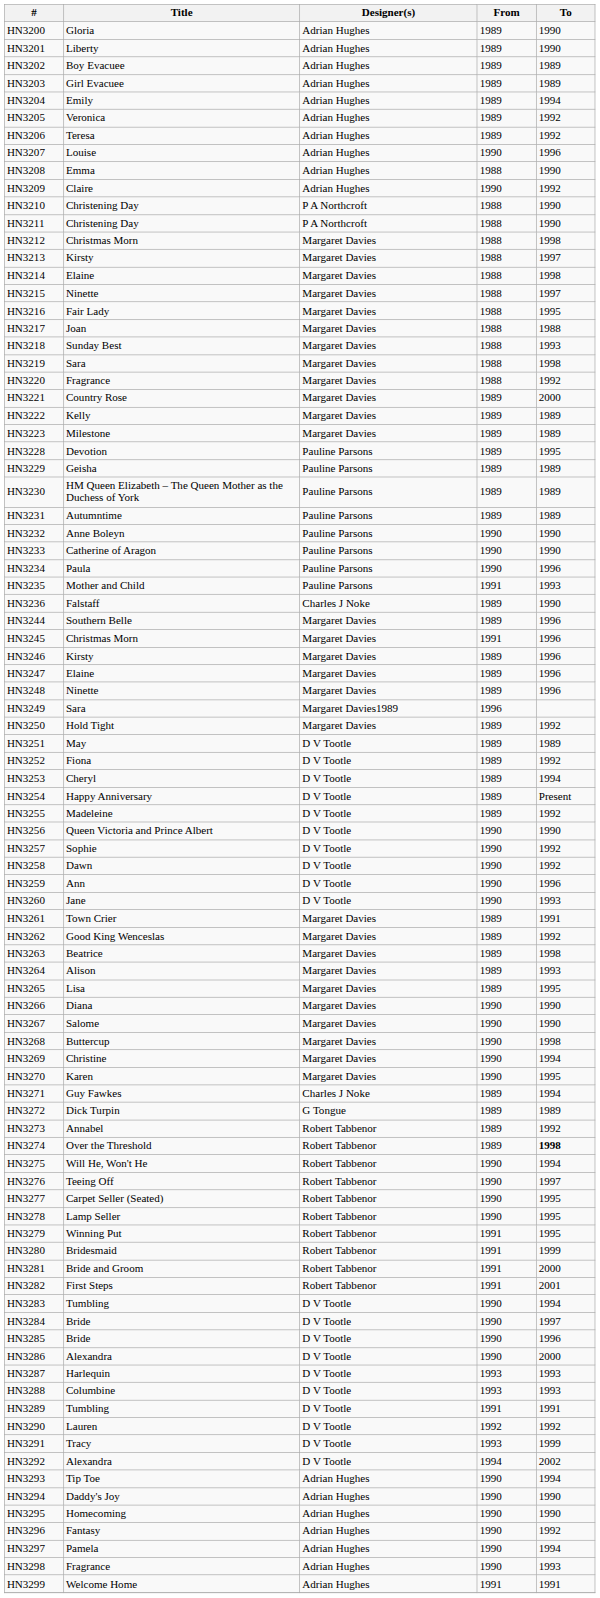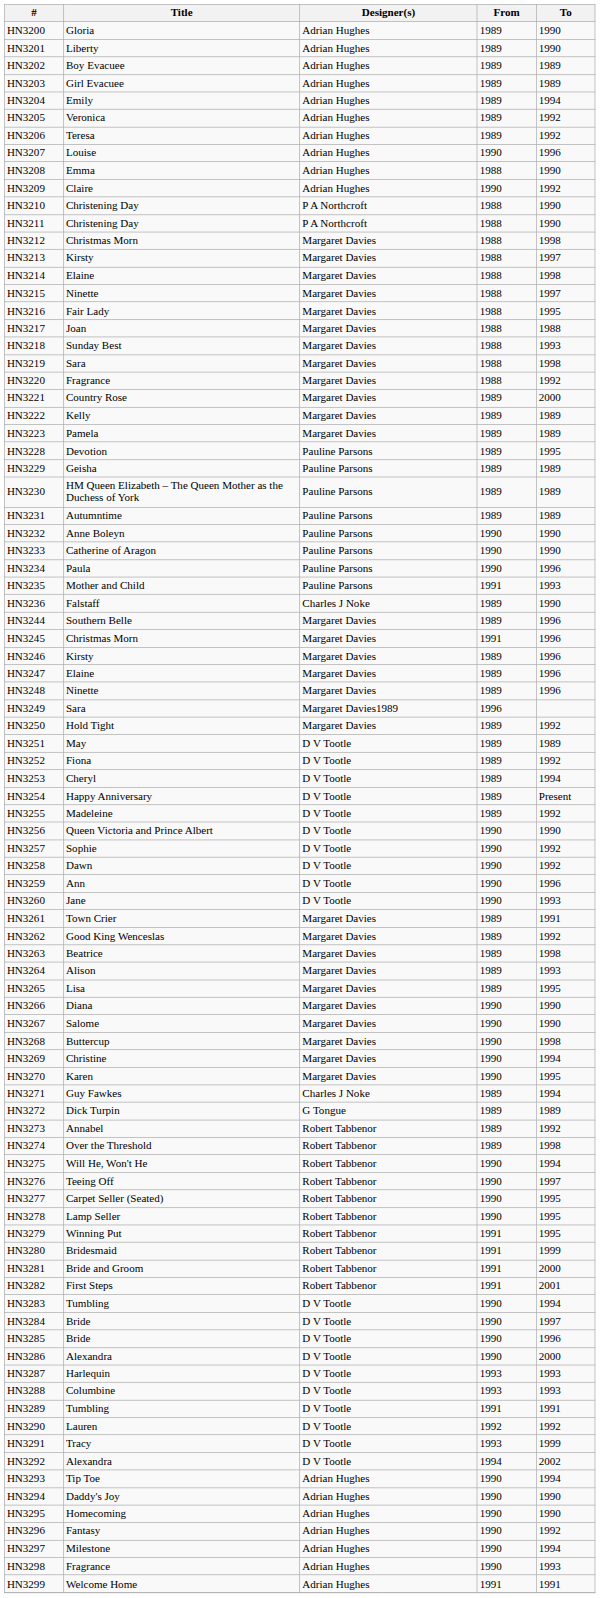(88, 433) Milestone -> (82, 433) Pamela
(550, 1146) bold -> (550, 1146) normal
(82, 1548) Pamela -> (88, 1548) Milestone
